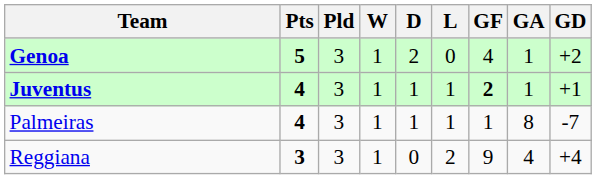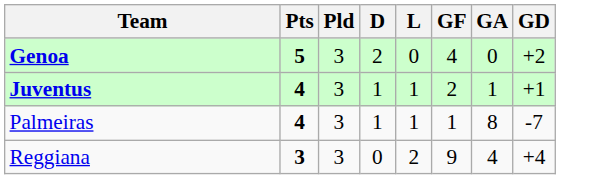- column: (377, 21)
(529, 55) 1 -> (492, 55) 0
(488, 88) bold -> (452, 88) normal
